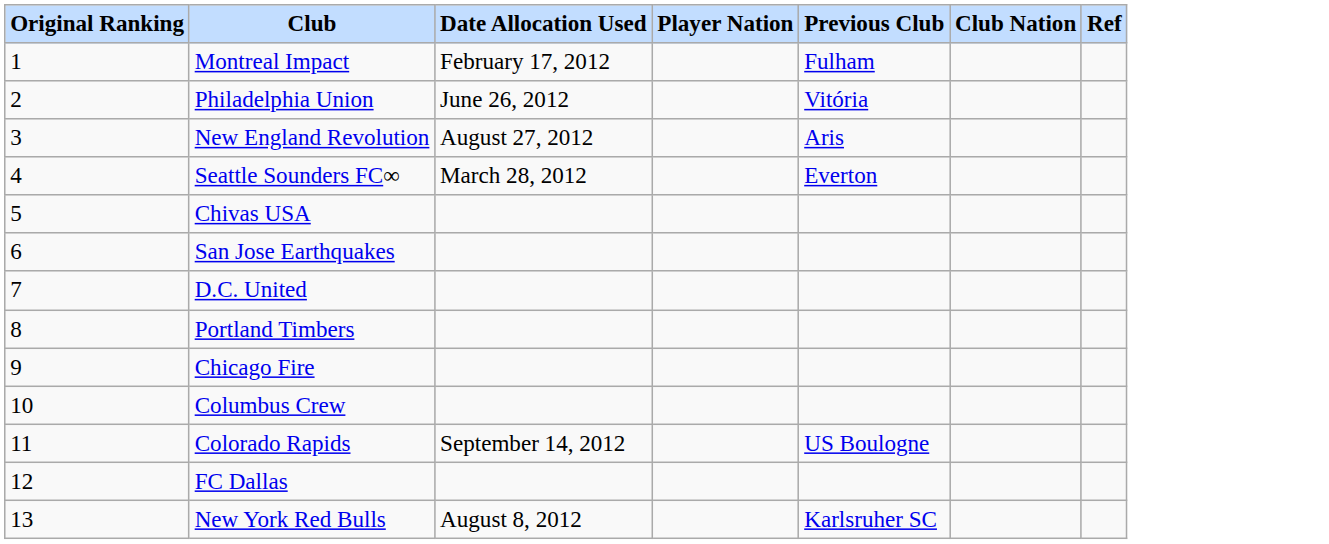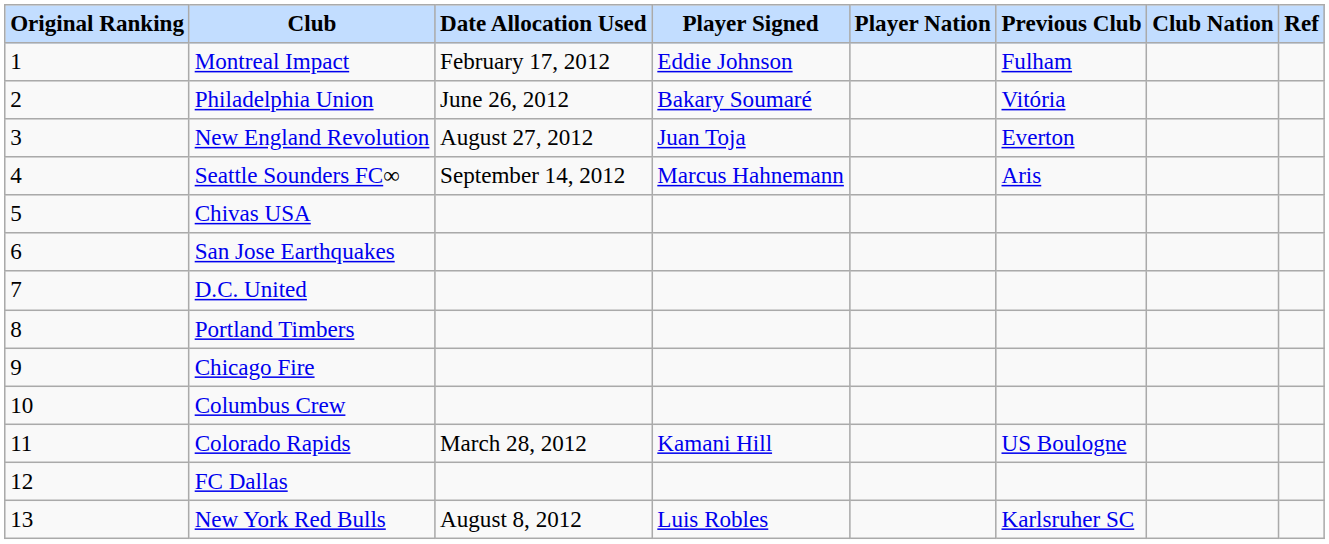+ column: (751, 23)
(824, 138) Aris -> (1038, 138) Everton
(514, 176) March 28, 2012 -> (533, 176) September 14, 2012
(841, 176) Everton -> (1021, 176) Aris
(533, 442) September 14, 2012 -> (514, 442) March 28, 2012
